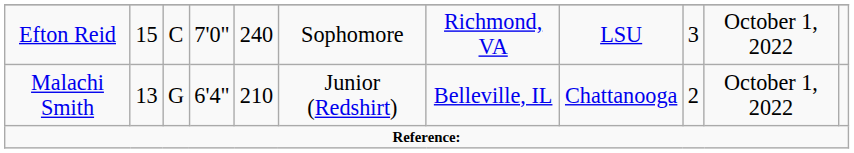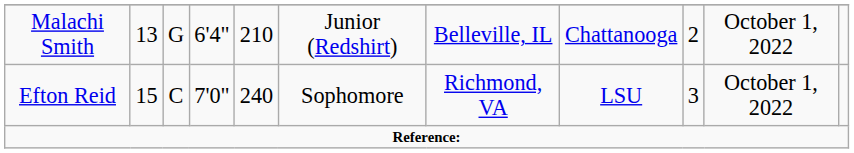rows swapped: (67, 34) <-> (67, 94)
